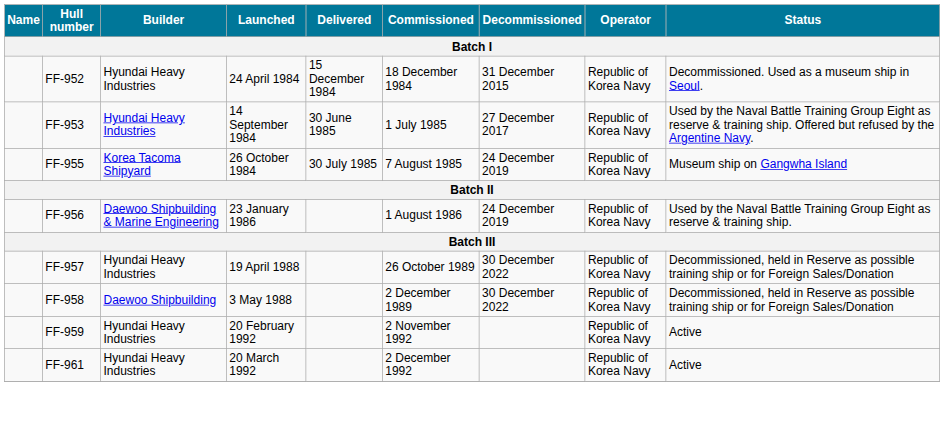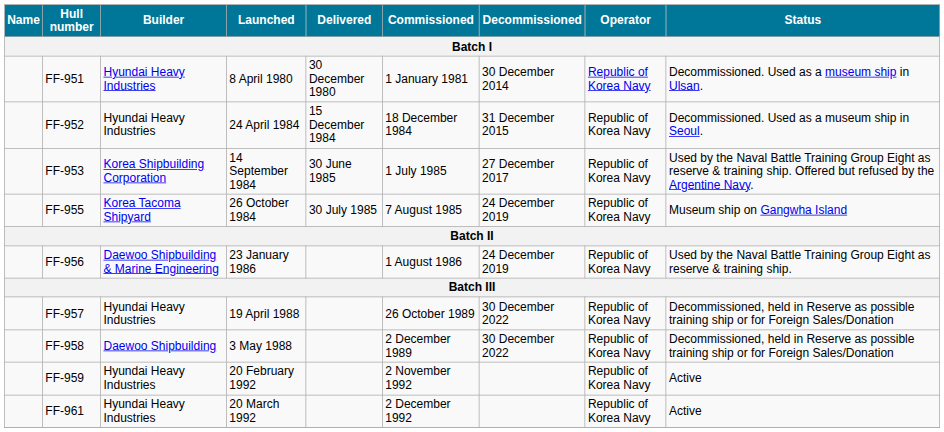+ row: (65, 79)
(144, 125) Hyundai Heavy Industries -> (154, 171) Korea Shipbuilding Corporation
